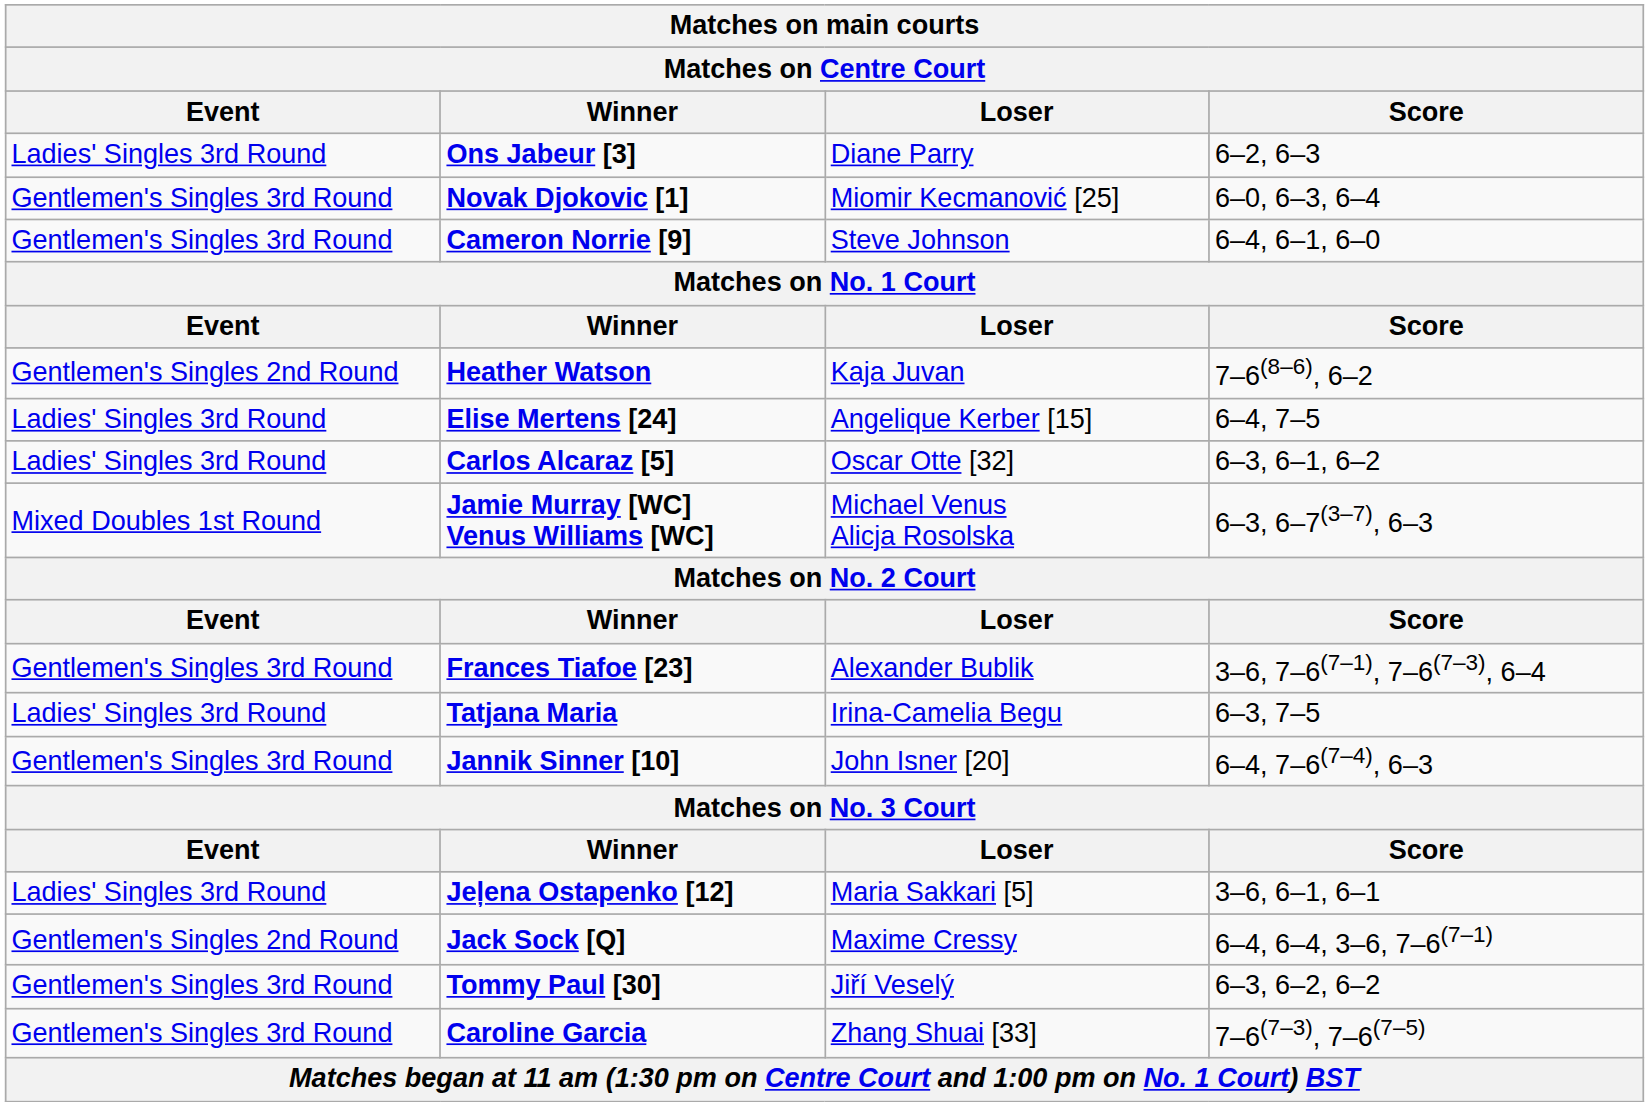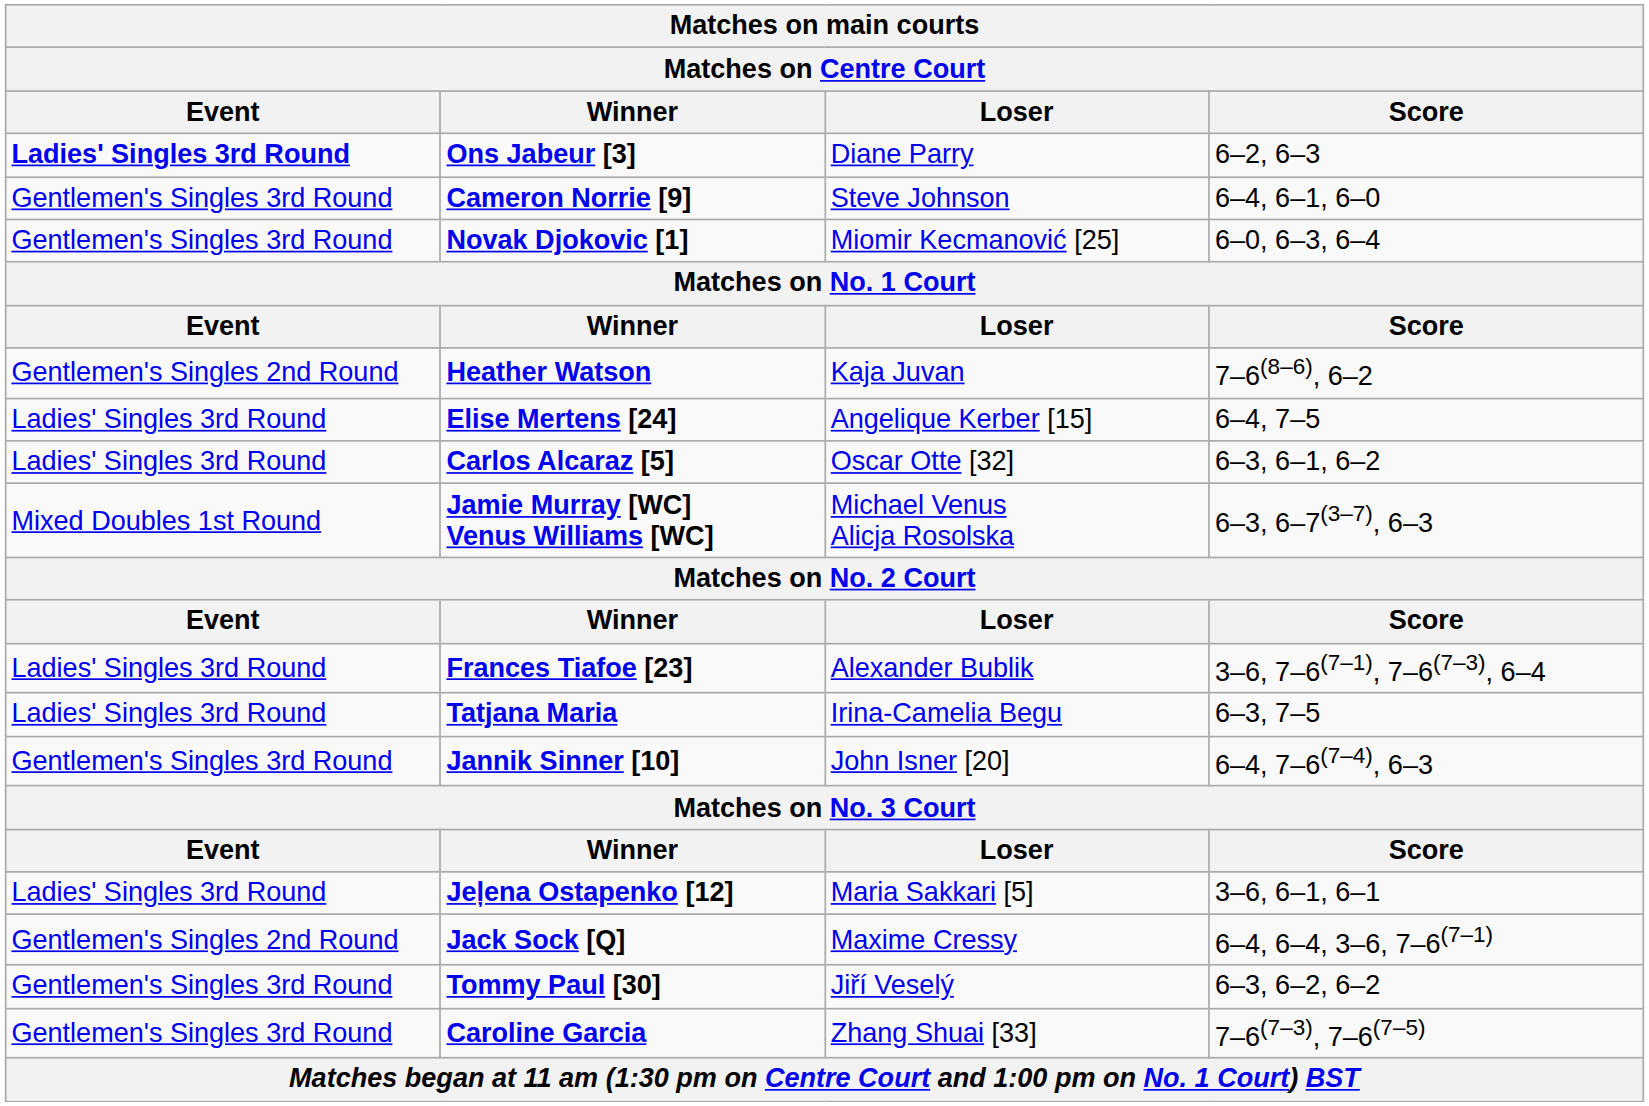(169, 154) normal -> (181, 154) bold
rows swapped: (567, 197) <-> (569, 240)
(202, 667) Gentlemen's Singles 3rd Round -> (169, 667) Ladies' Singles 3rd Round
